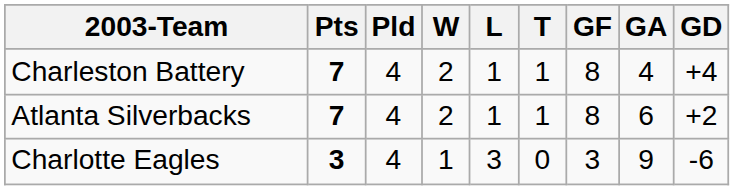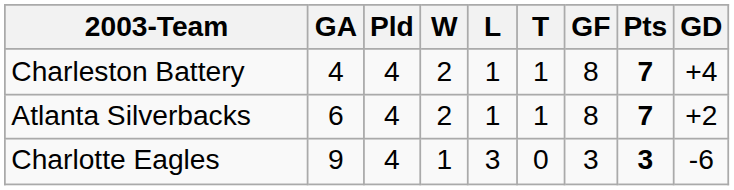columns swapped: (337, 26) <-> (646, 26)
